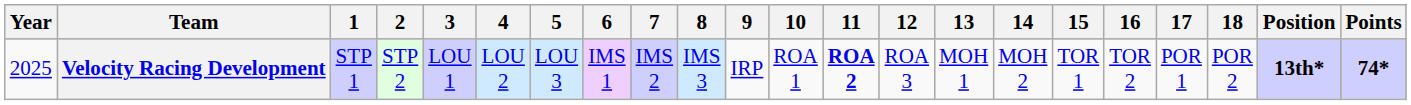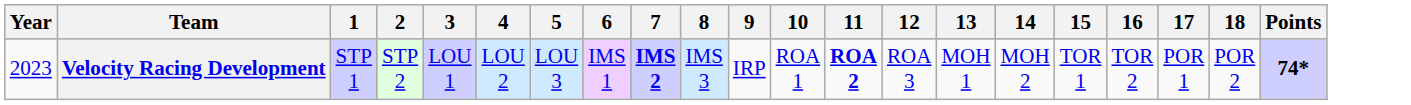- column: (1299, 21)
(31, 68) 2025 -> (31, 68) 2023
(654, 68) normal -> (656, 68) bold
